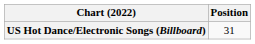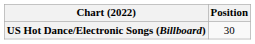(229, 30) 31 -> (229, 30) 30
